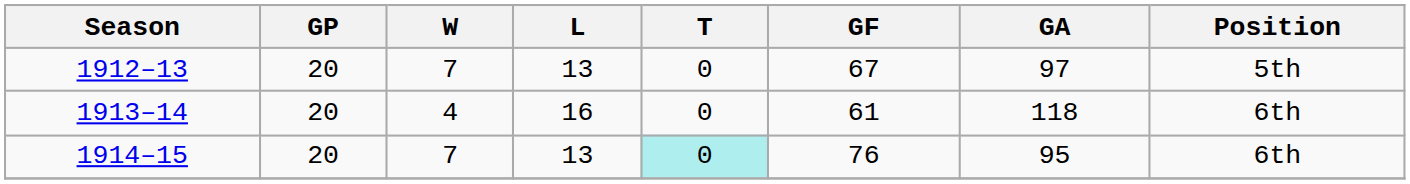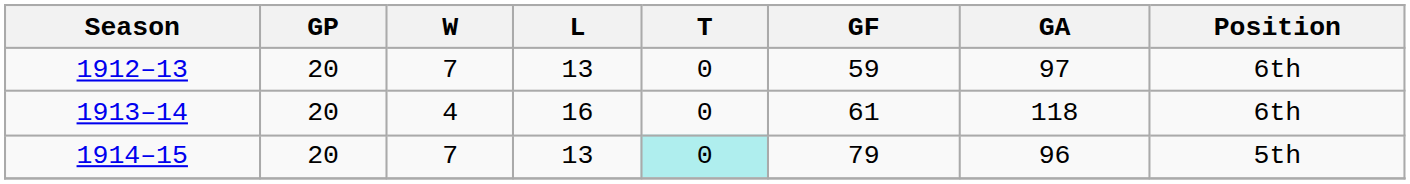(864, 70) 67 -> (864, 70) 59
(1277, 70) 5th -> (1277, 70) 6th
(864, 156) 76 -> (864, 156) 79
(1055, 156) 95 -> (1055, 156) 96
(1277, 156) 6th -> (1277, 156) 5th
